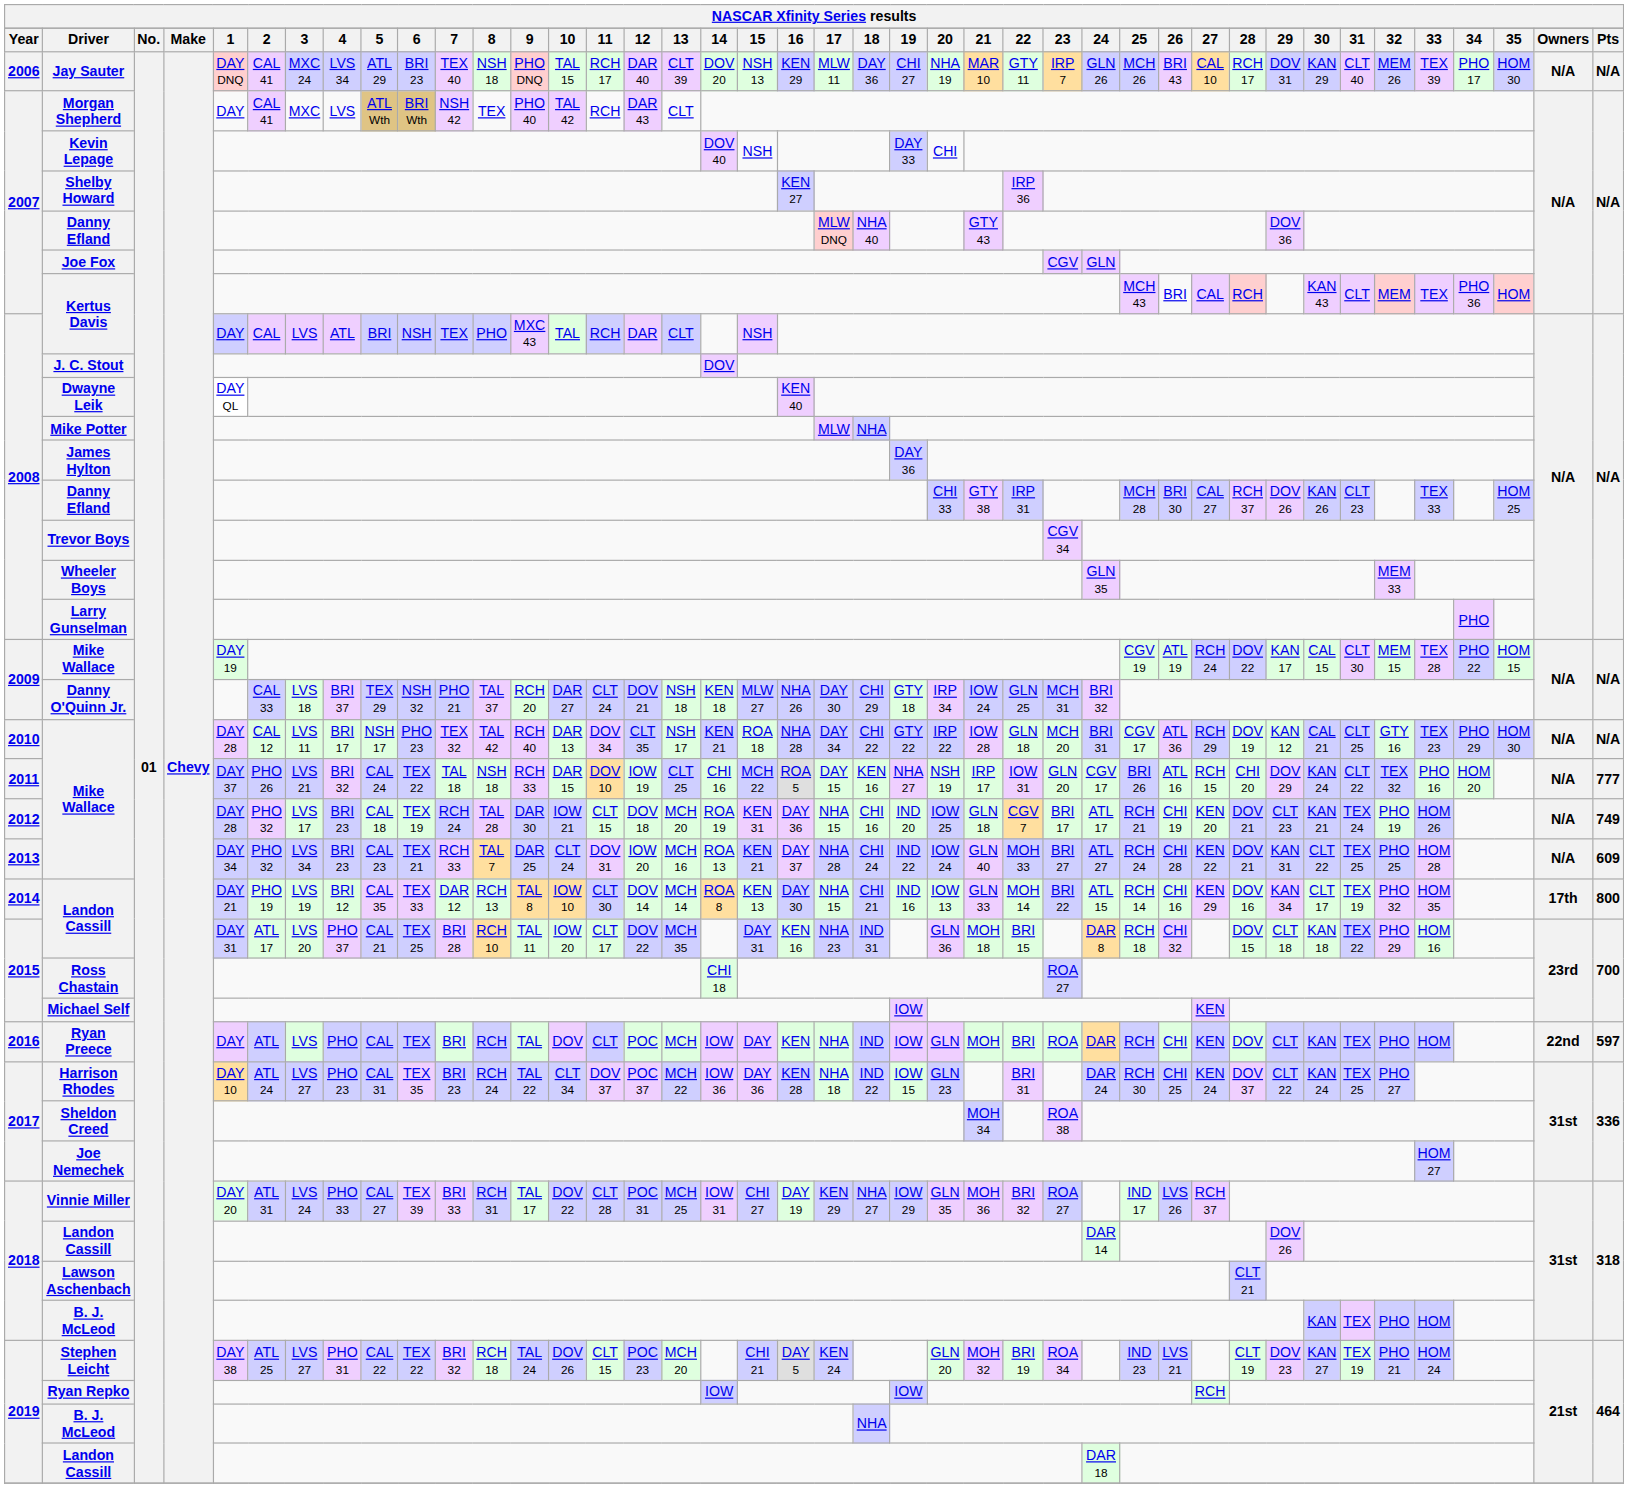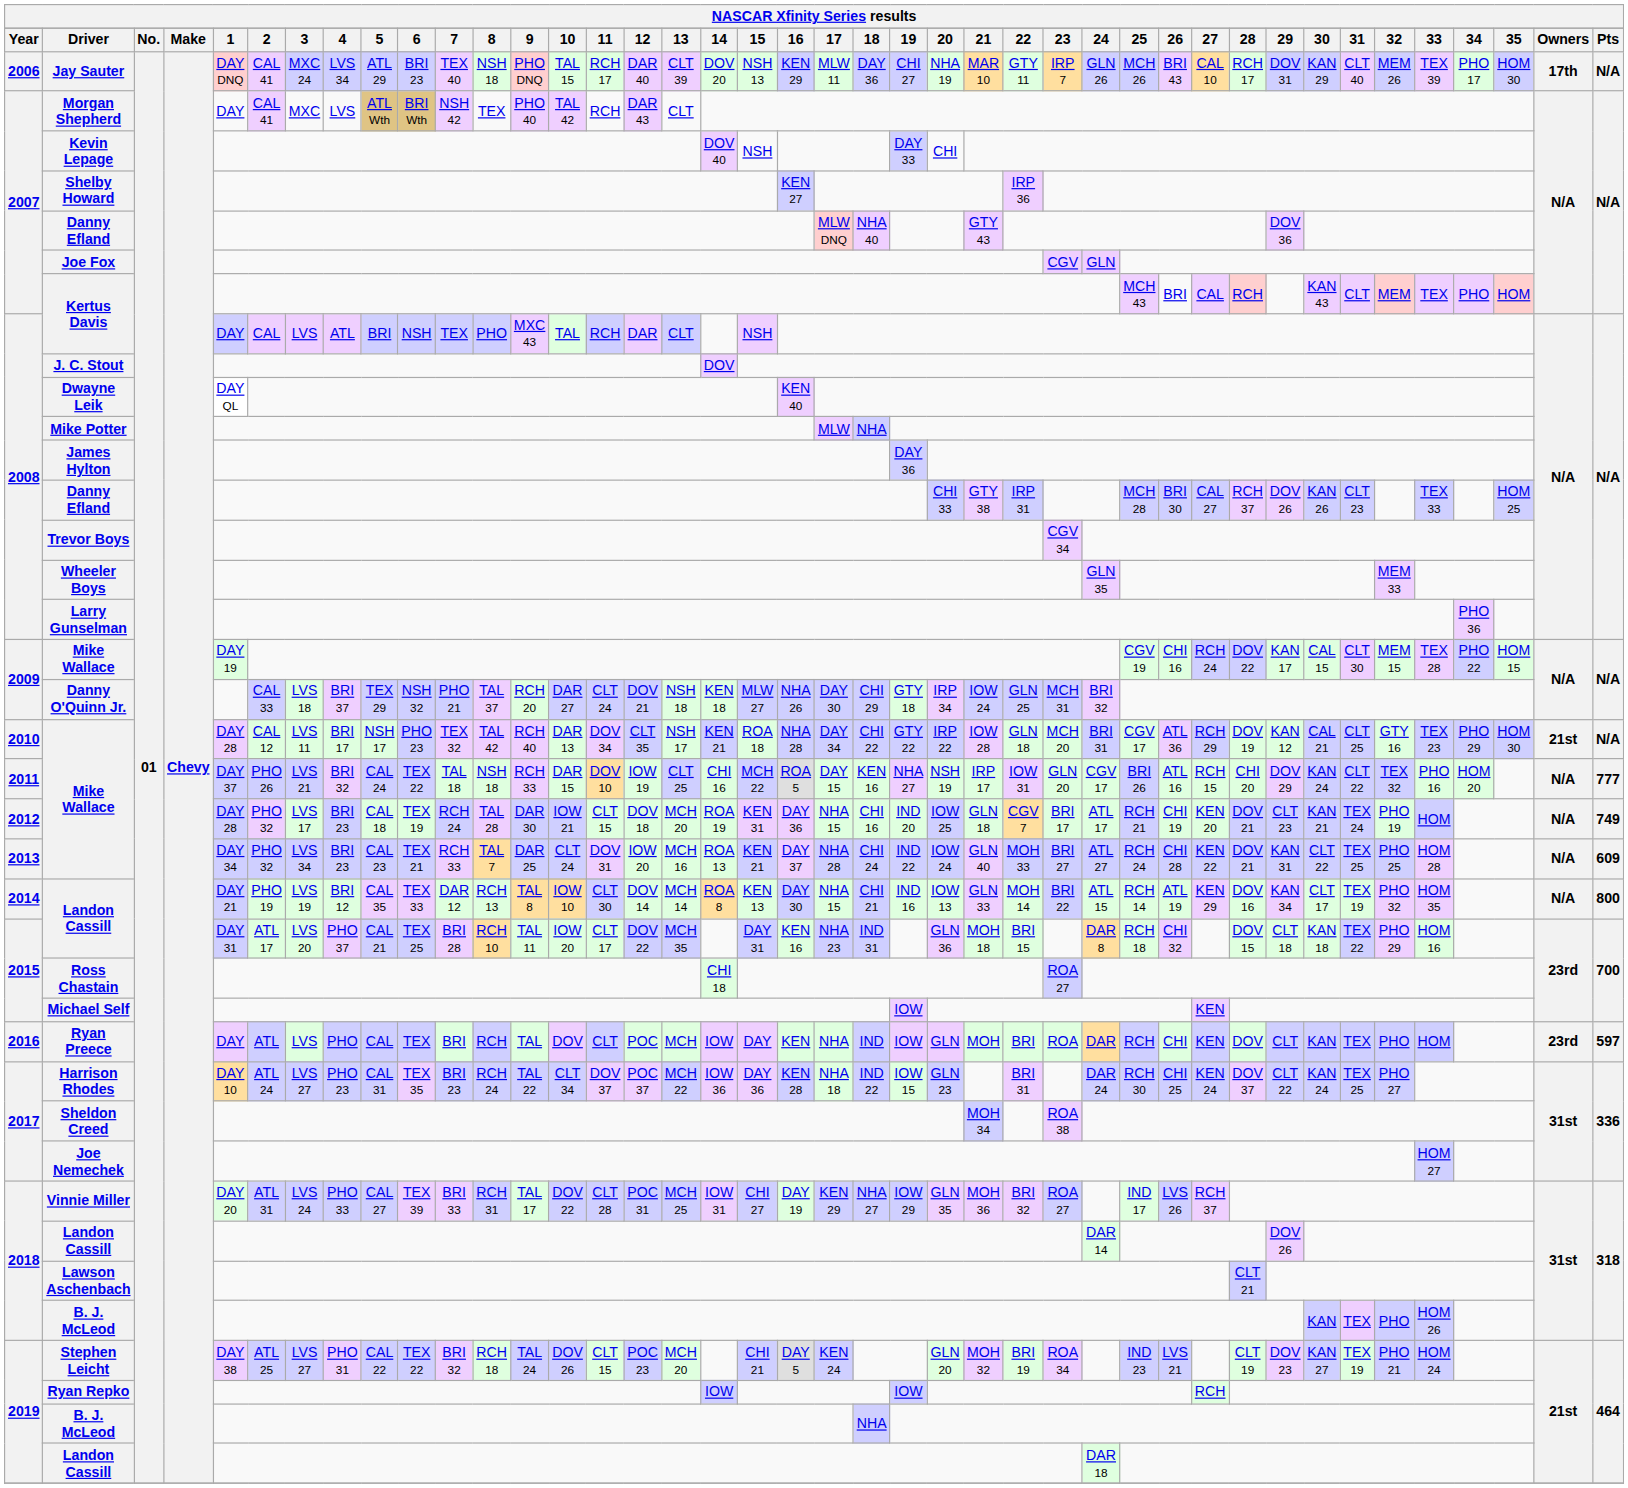(1563, 71) N/A -> (1563, 71) 17th
(1474, 293) PHO 36 -> (1474, 294) PHO
(1474, 620) PHO -> (1474, 619) PHO 36
(1175, 659) ATL 19 -> (1175, 659) CHI 16
(1563, 739) N/A -> (1563, 739) 21st
(1434, 818) HOM 26 -> (1434, 819) HOM
(1175, 898) CHI 16 -> (1175, 898) ATL 19
(1563, 899) 17th -> (1563, 899) N/A
(1563, 1042) 22nd -> (1563, 1042) 23rd
(1434, 1321) HOM -> (1434, 1320) HOM 26
